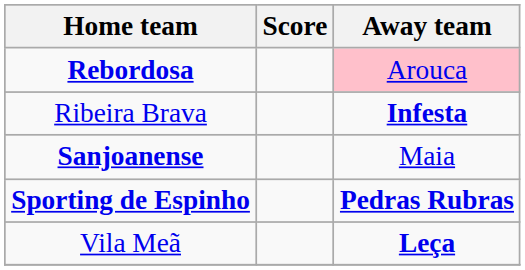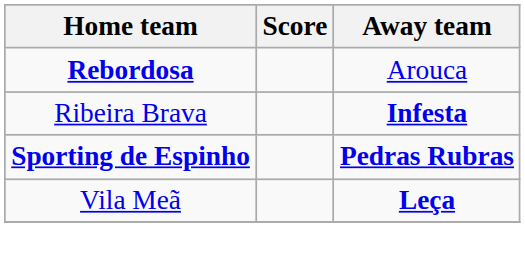(427, 69) pink background -> (427, 69) no background
- row: (131, 156)
